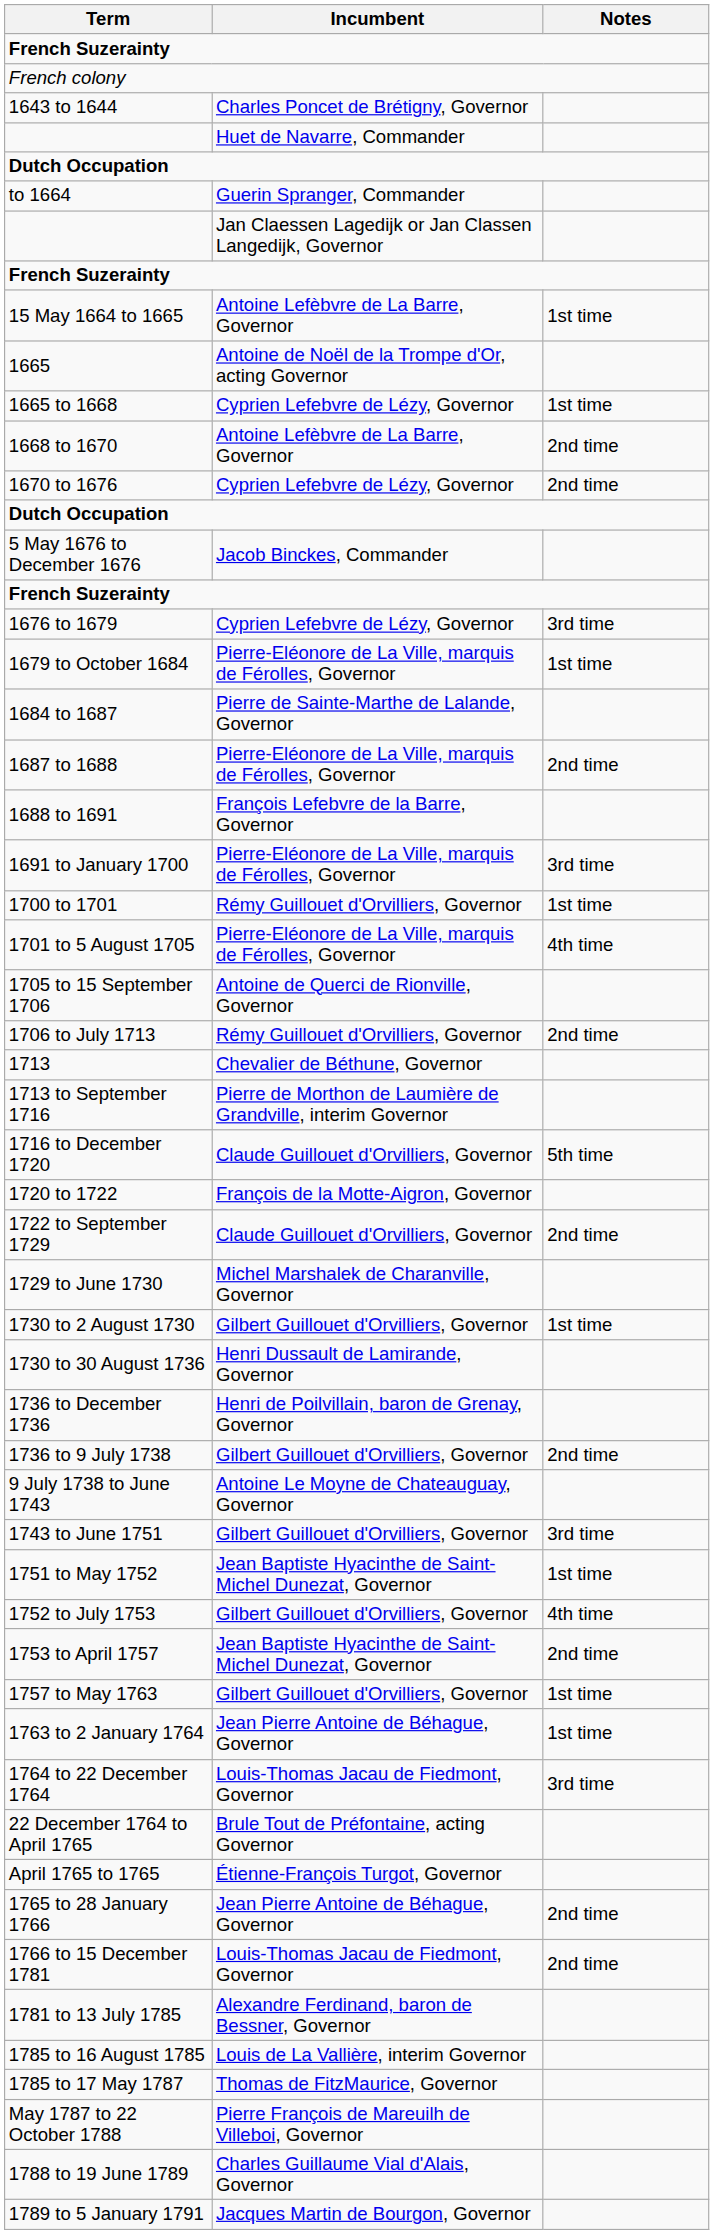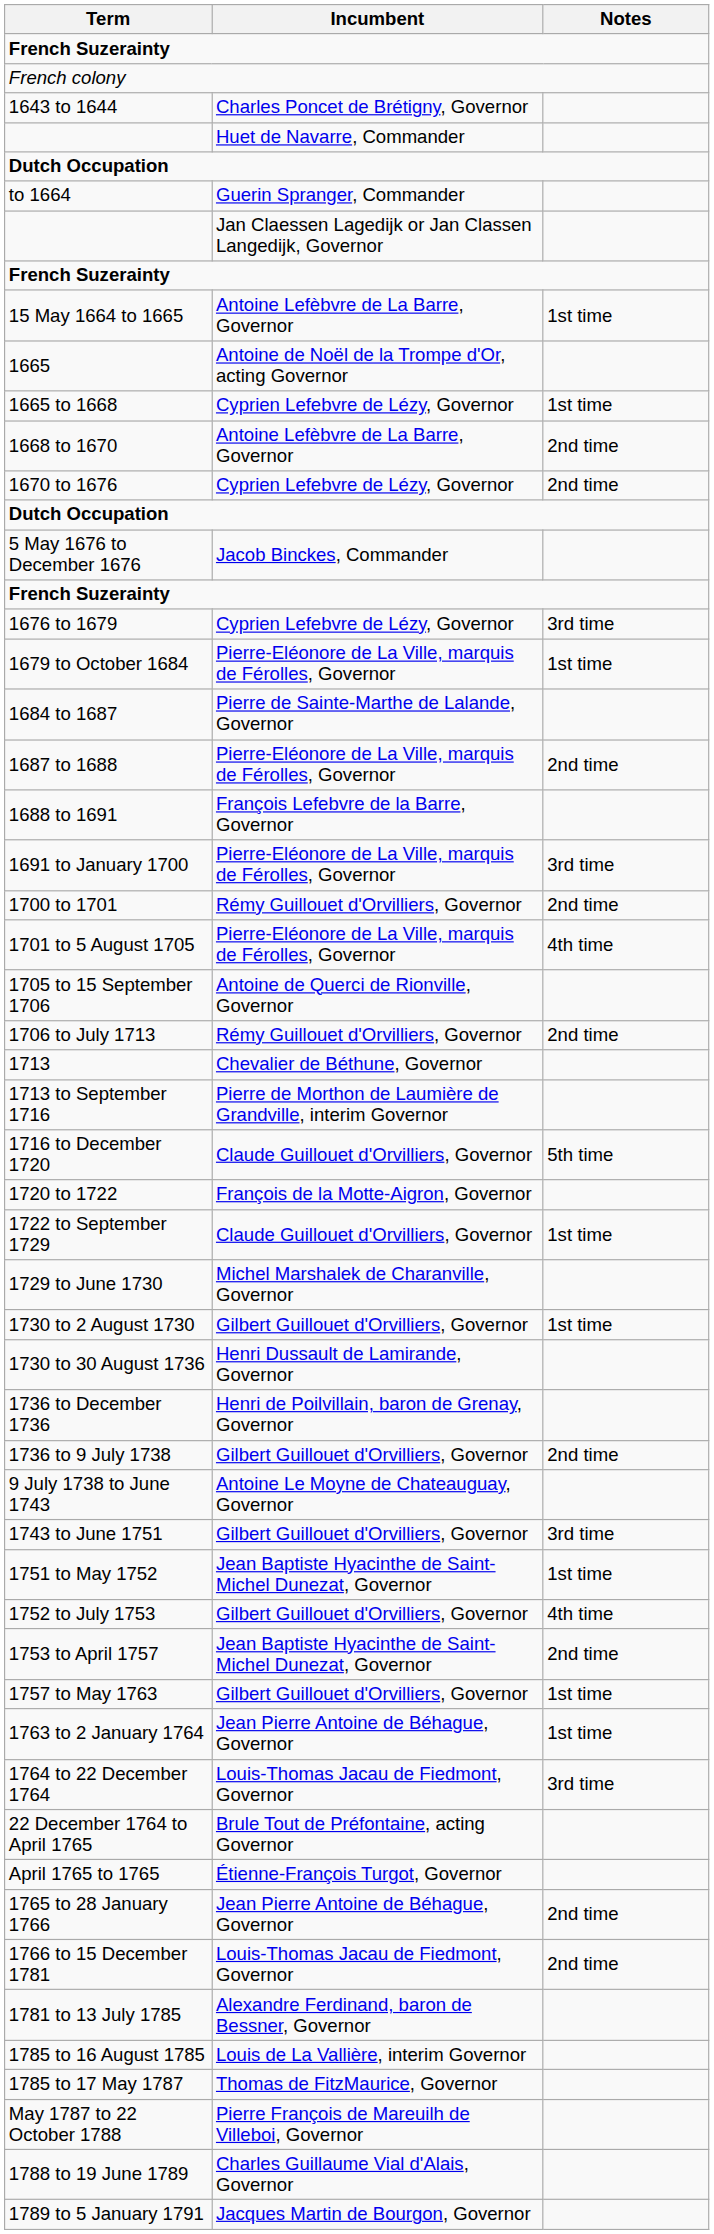(580, 905) 1st time -> (583, 905) 2nd time
(583, 1234) 2nd time -> (580, 1234) 1st time
